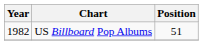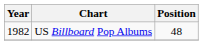(176, 31) 51 -> (176, 31) 48
